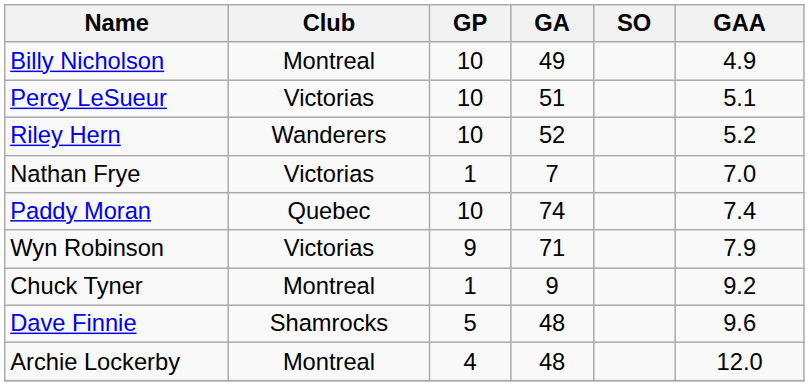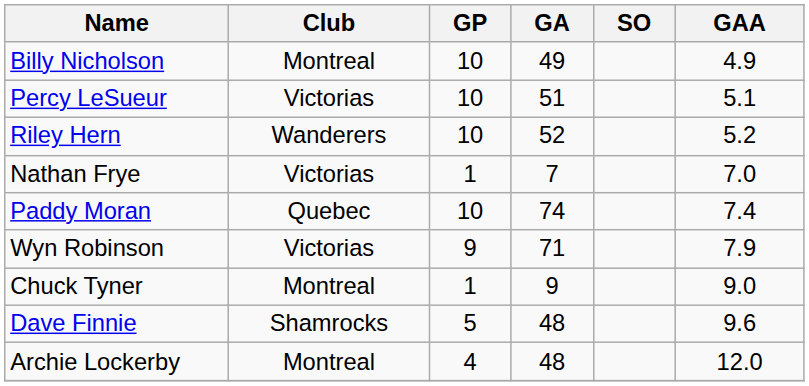(740, 286) 9.2 -> (740, 286) 9.0
